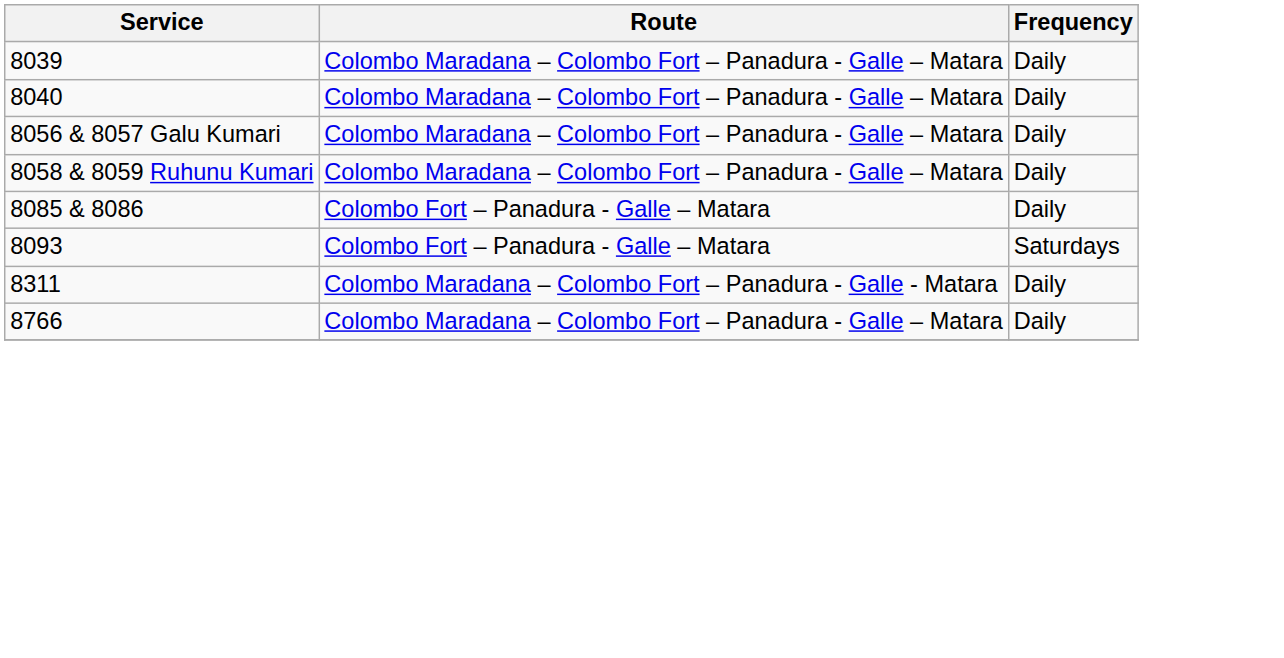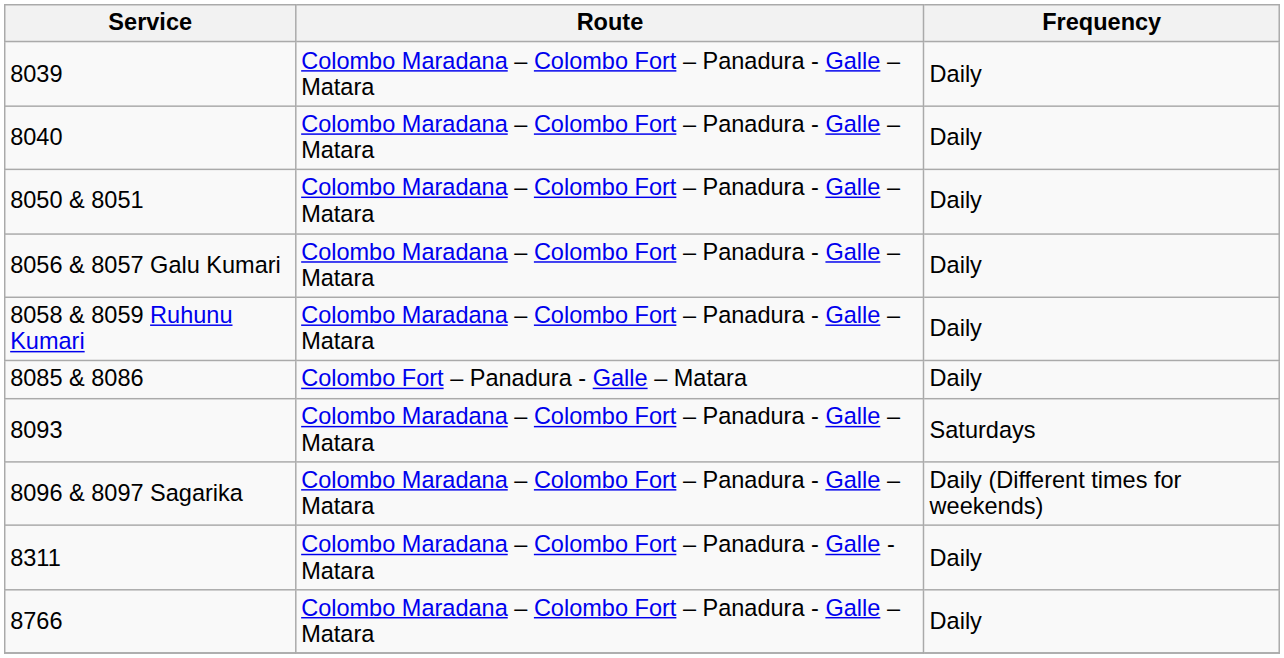+ row: (77, 201)
(547, 246) Colombo Fort – Panadura - Galle – Matara -> (601, 429) Colombo Maradana – Colombo Fort – Panadura - Galle – Matara
+ row: (127, 493)
